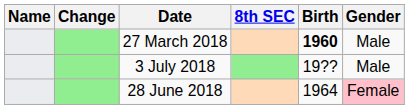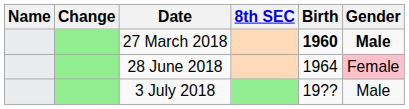(373, 41) normal -> (373, 41) bold
rows swapped: (175, 91) <-> (175, 66)
